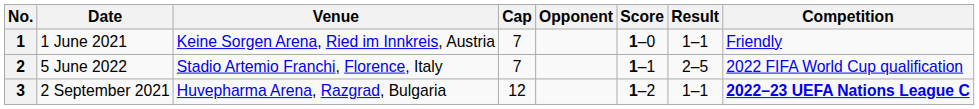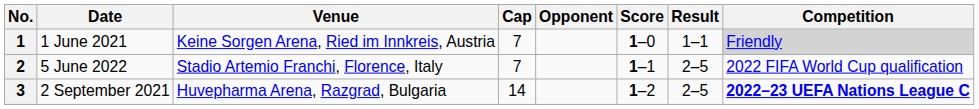(754, 41) no background -> (754, 41) lightgrey background
(517, 91) 12 -> (517, 91) 14
(695, 91) 1–1 -> (695, 91) 2–5
